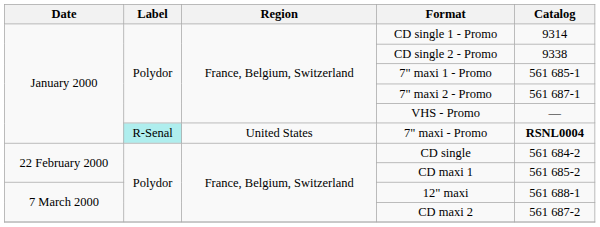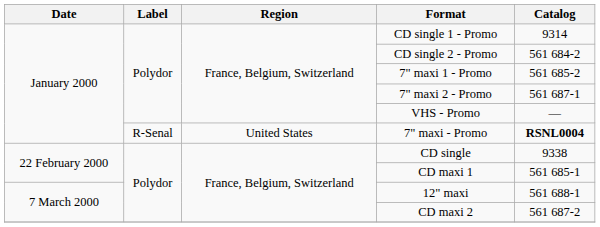(555, 53) 9338 -> (555, 53) 561 684-2
(555, 73) 561 685-1 -> (555, 73) 561 685-2
(153, 133) paleturquoise background -> (153, 133) no background
(555, 152) 561 684-2 -> (555, 152) 9338
(555, 172) 561 685-2 -> (555, 172) 561 685-1
